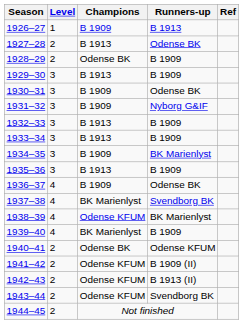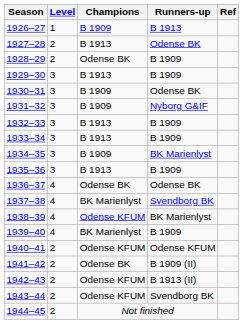(95, 185) B 1909 -> (105, 185) Odense BK
(105, 248) Odense BK -> (113, 248) Odense KFUM
(113, 264) Odense KFUM -> (105, 264) Odense BK
